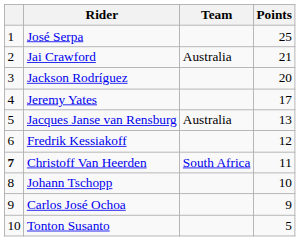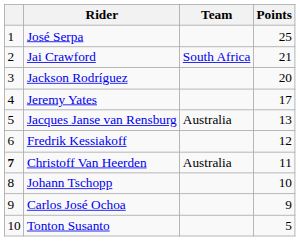(207, 57) Australia -> (217, 57) South Africa
(217, 162) South Africa -> (207, 162) Australia
